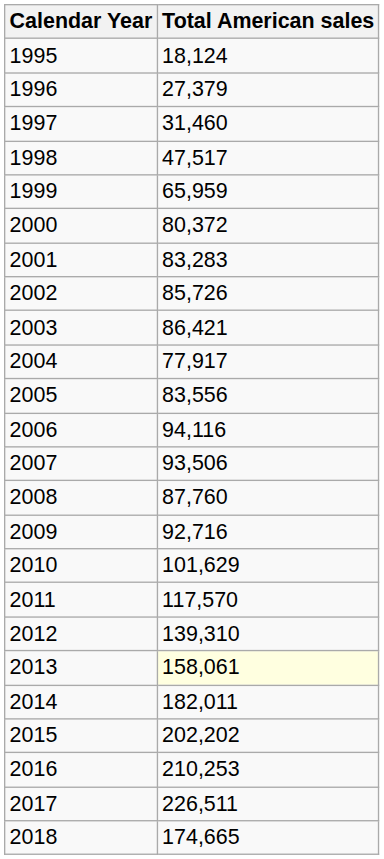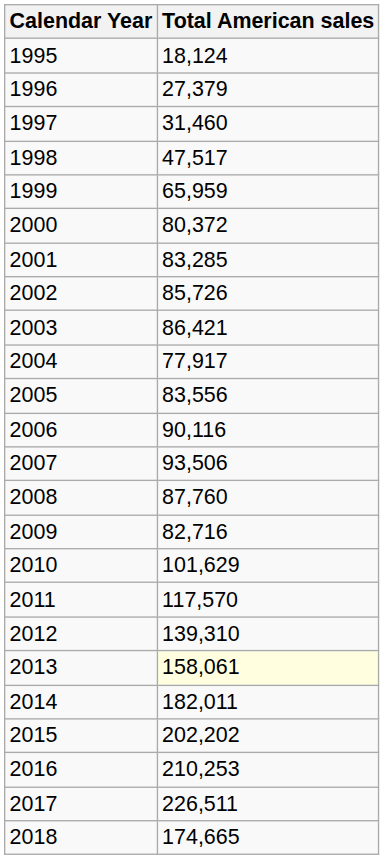(195, 259) 83,283 -> (195, 259) 83,285
(194, 429) 94,116 -> (194, 429) 90,116
(195, 531) 92,716 -> (195, 531) 82,716
